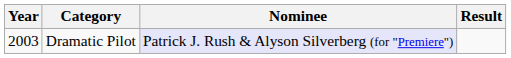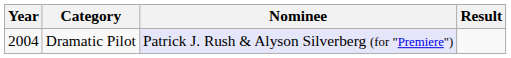(23, 41) 2003 -> (23, 41) 2004
